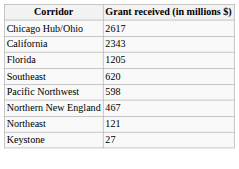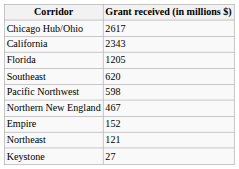+ row: (21, 124)
